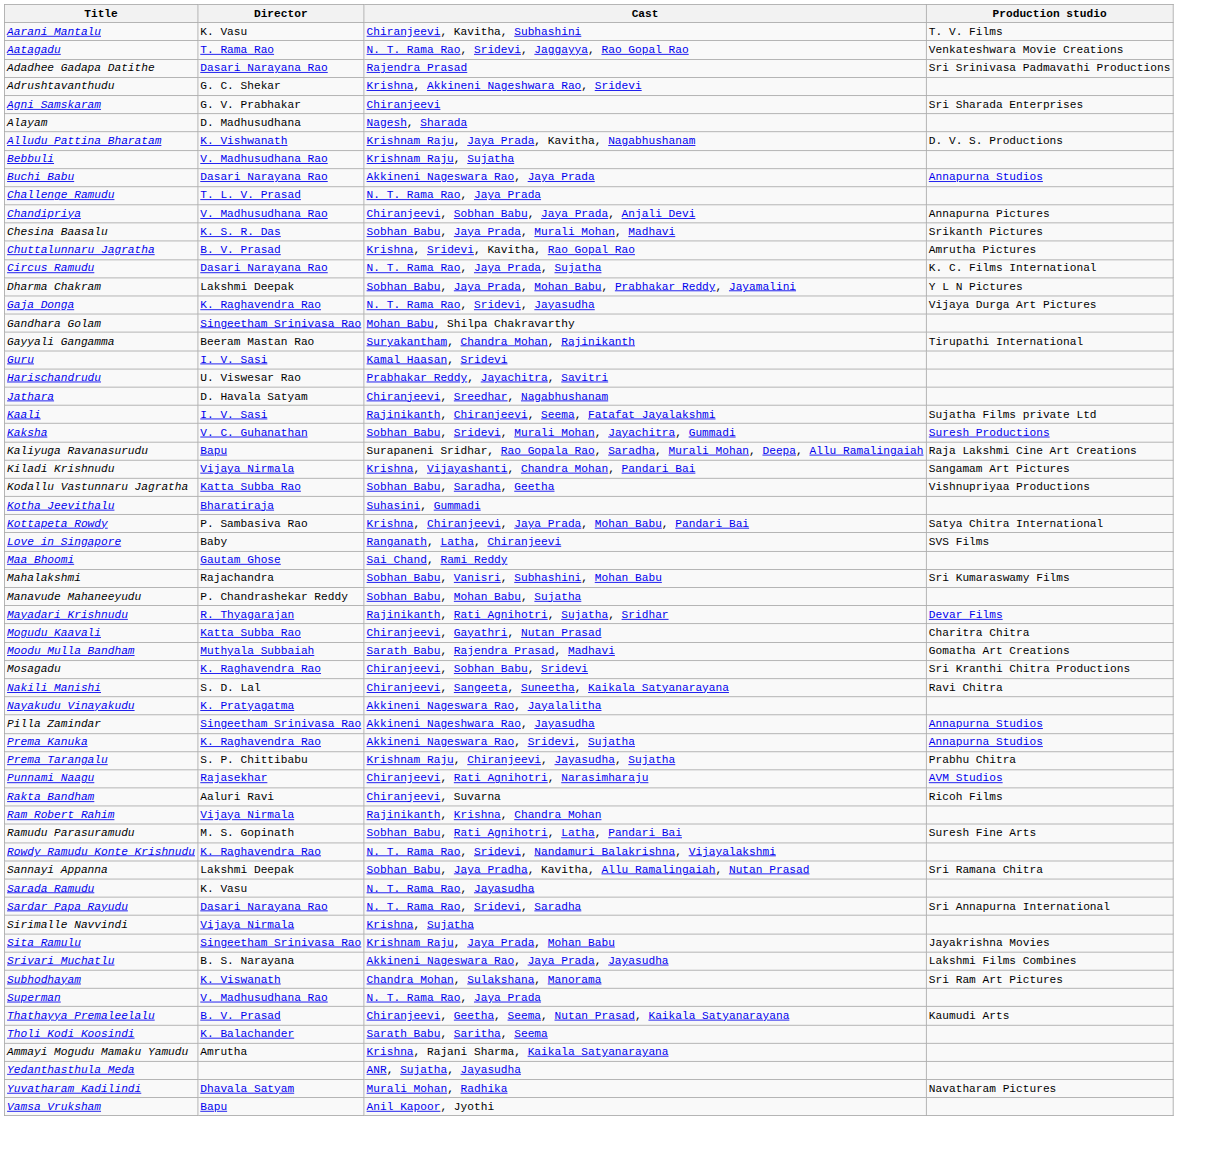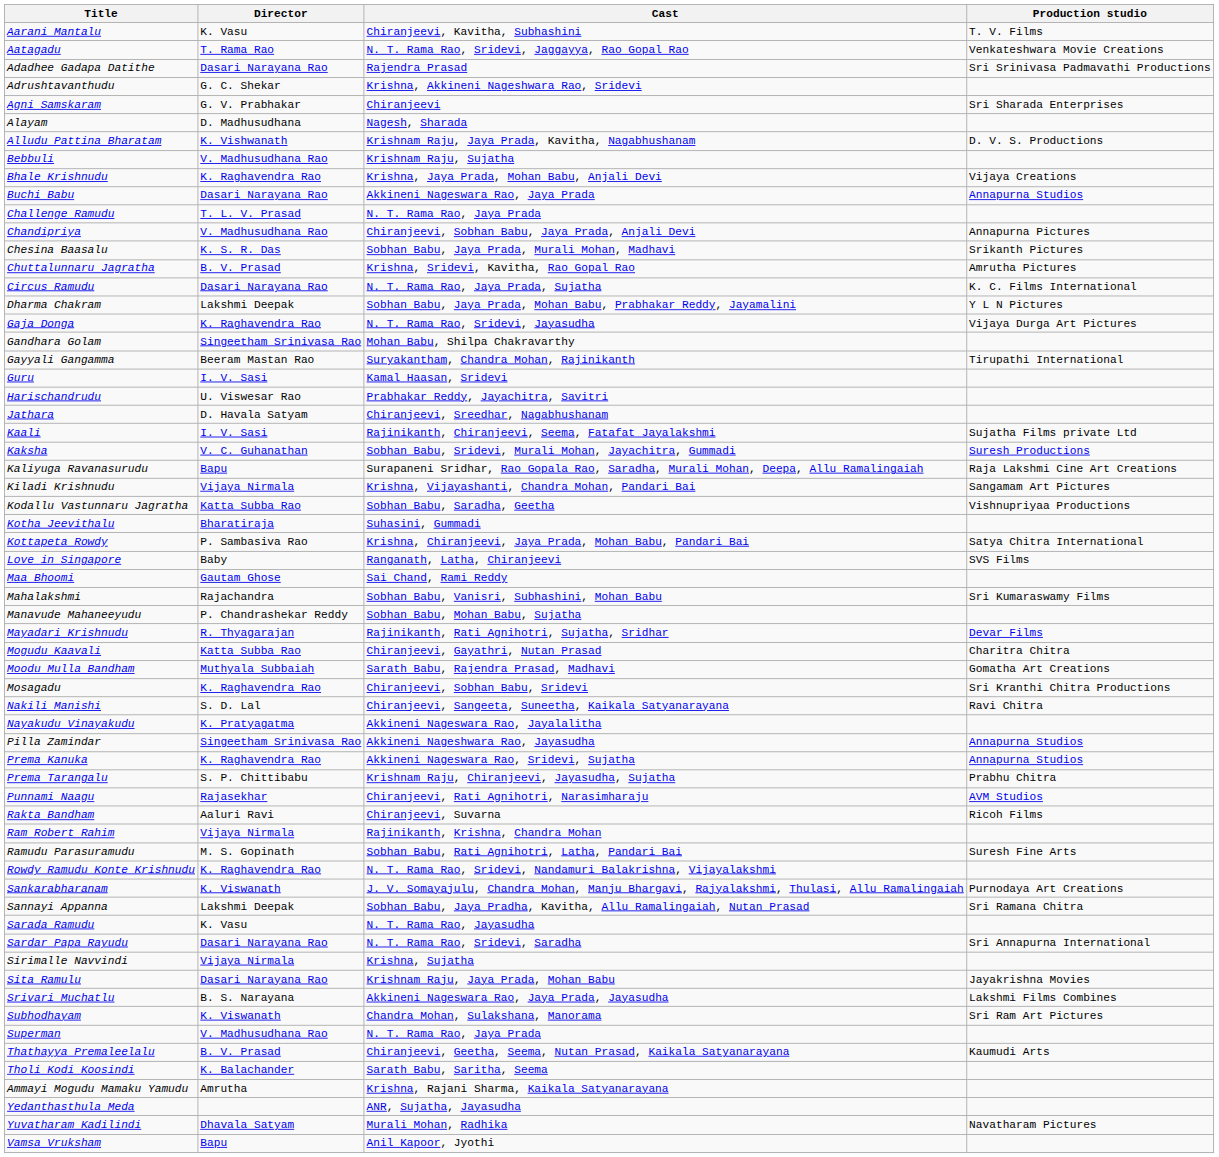+ row: (57, 178)
+ row: (57, 888)
(281, 943) Singeetham Srinivasa Rao -> (264, 979) Dasari Narayana Rao
